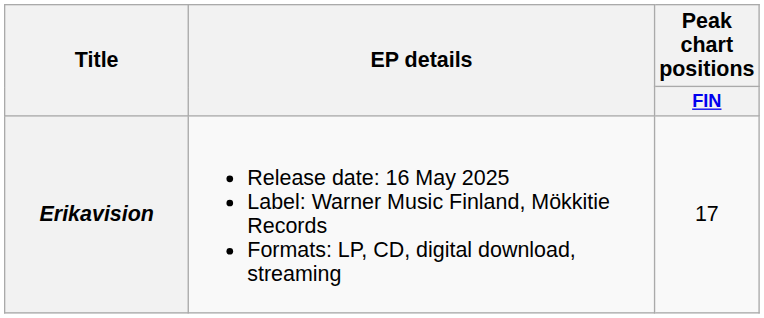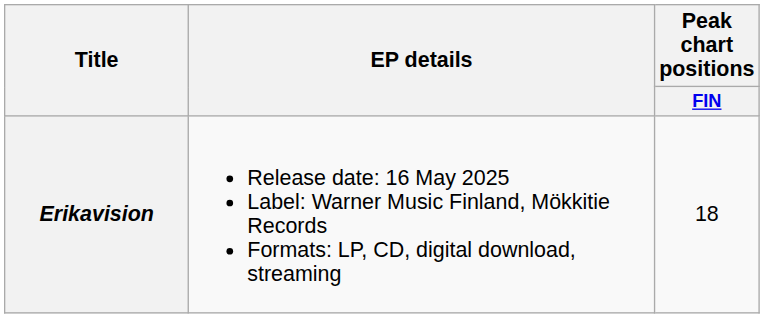(707, 214) 17 -> (707, 214) 18
